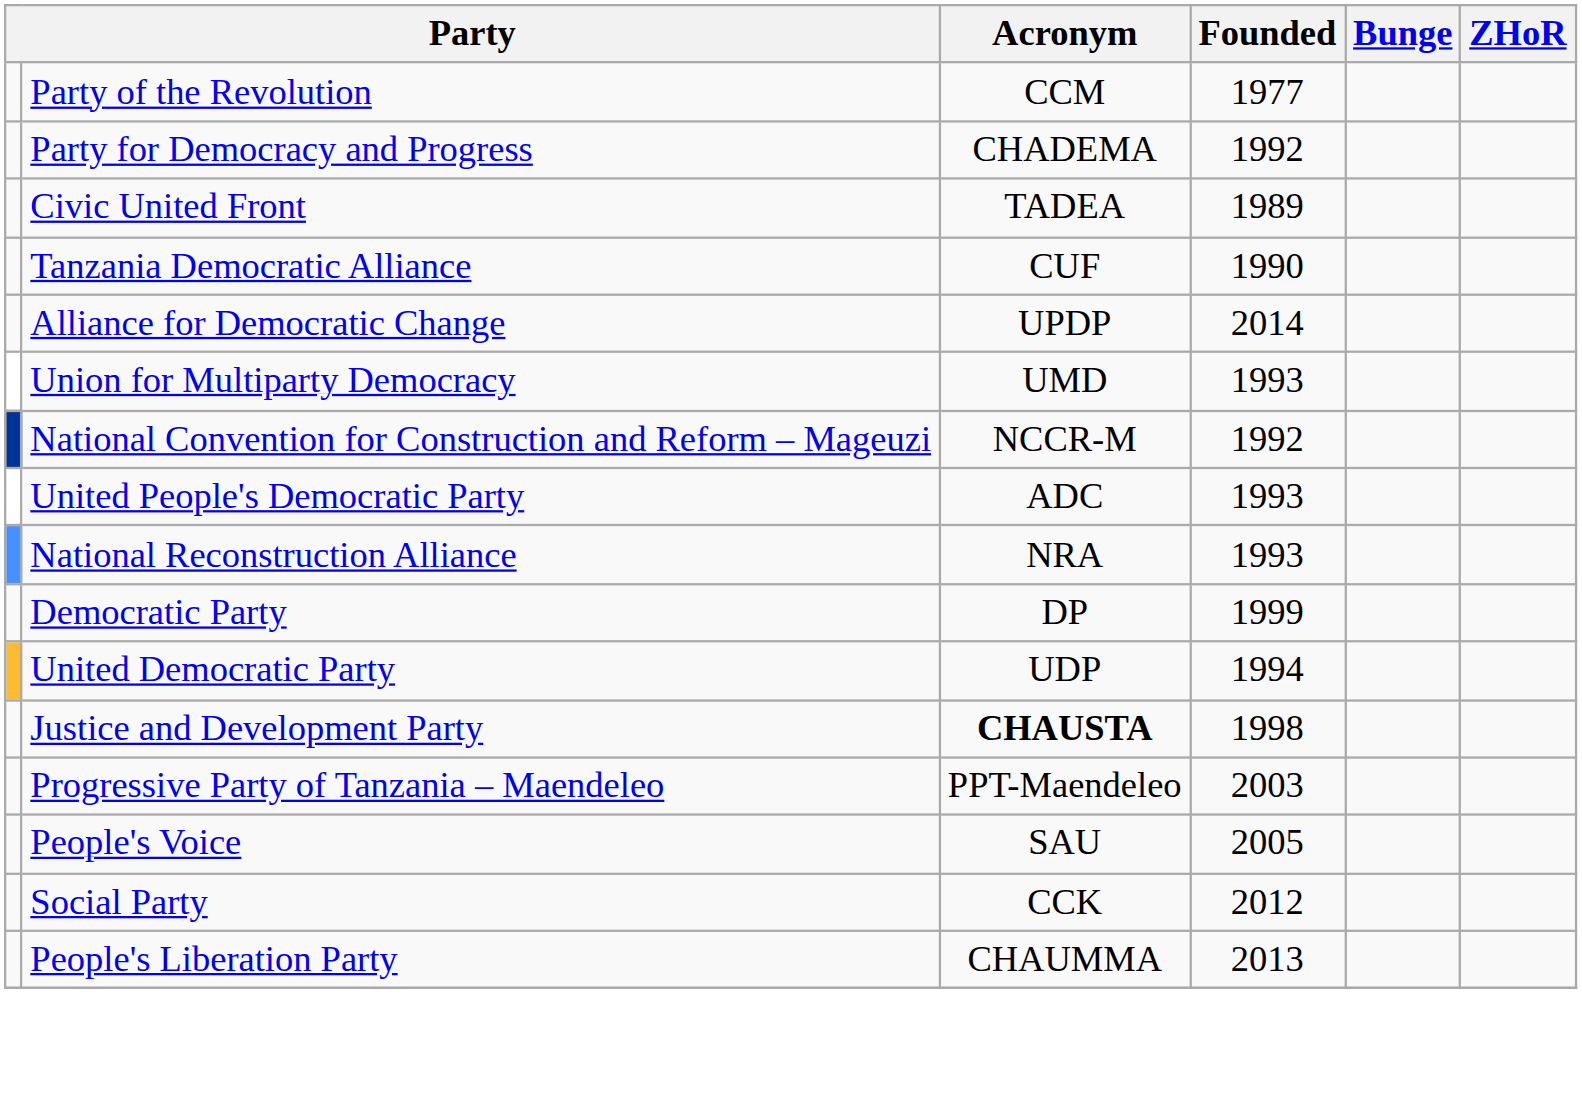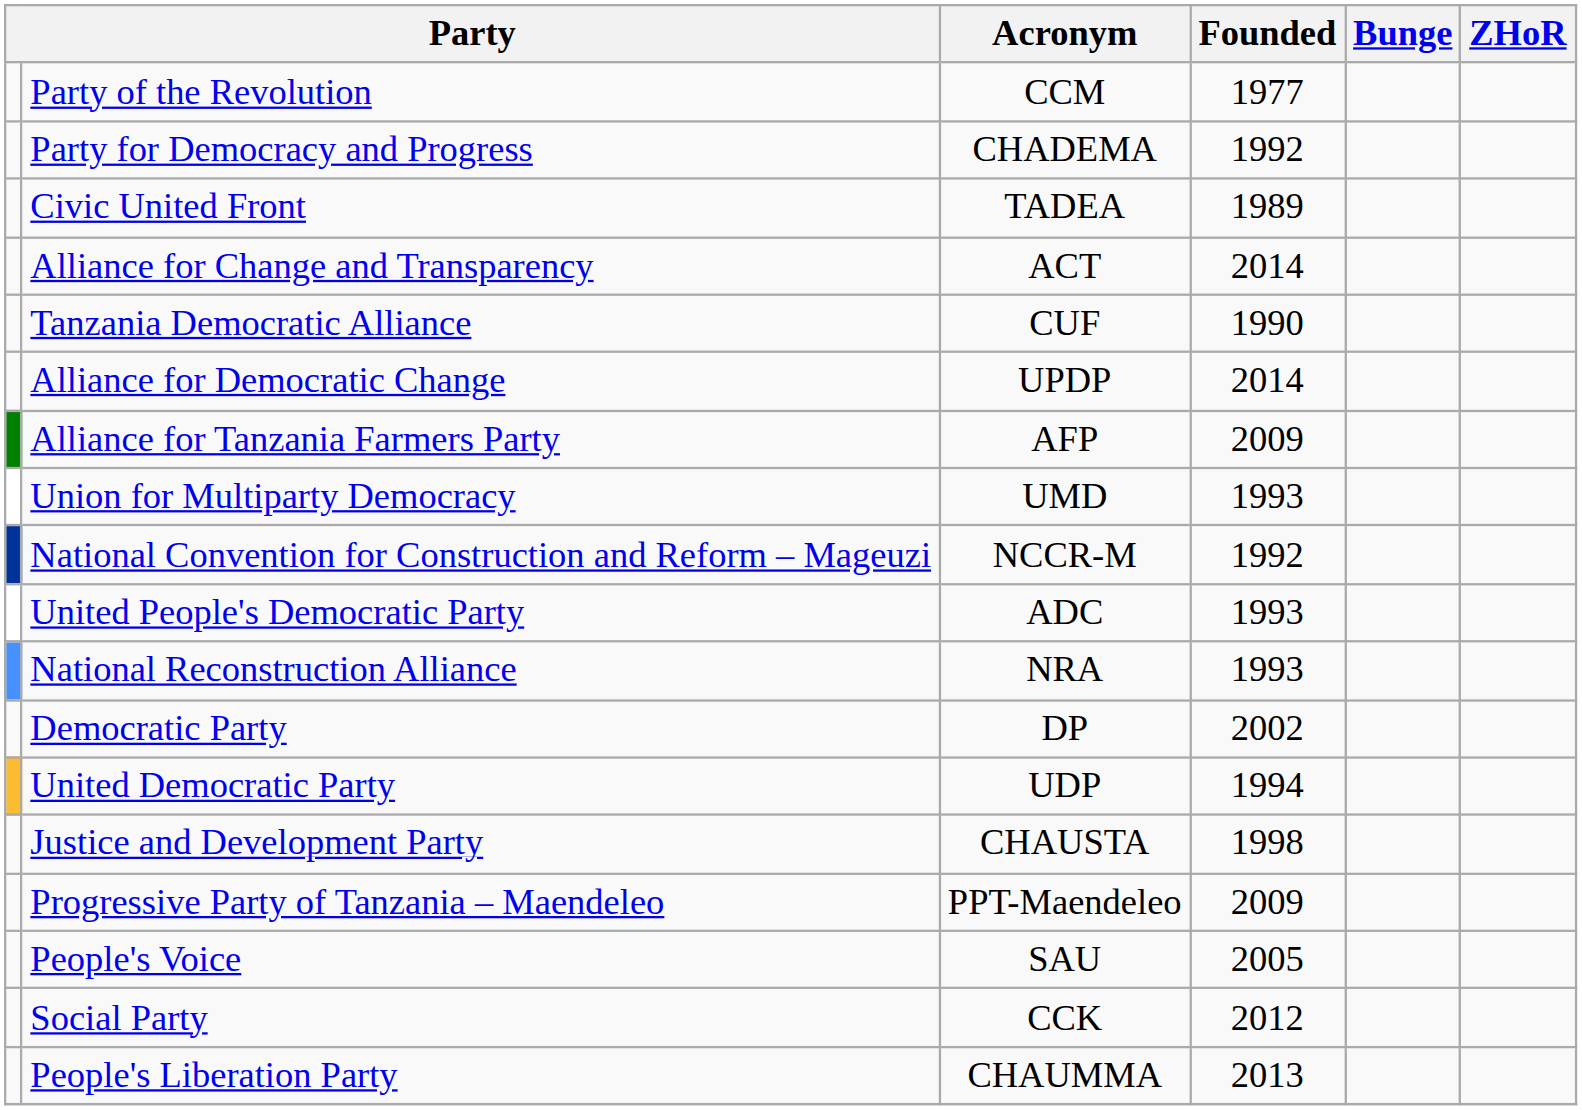+ row: (312, 264)
+ row: (295, 438)
(1267, 611) 1999 -> (1267, 727) 2002
(1065, 727) bold -> (1065, 843) normal
(1267, 785) 2003 -> (1267, 901) 2009
